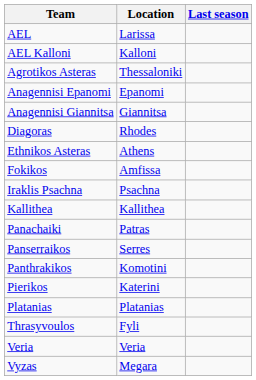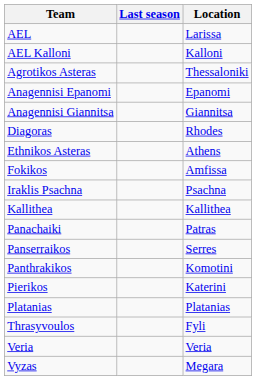columns swapped: (151, 14) <-> (218, 14)
